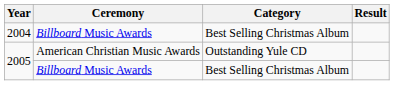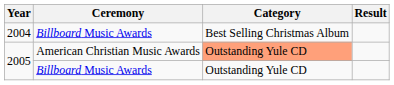(256, 51) no background -> (256, 51) lightsalmon background
(277, 70) Best Selling Christmas Album -> (256, 70) Outstanding Yule CD
